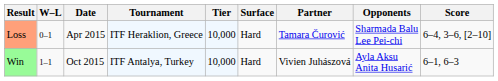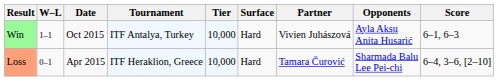rows swapped: (16, 34) <-> (15, 62)
